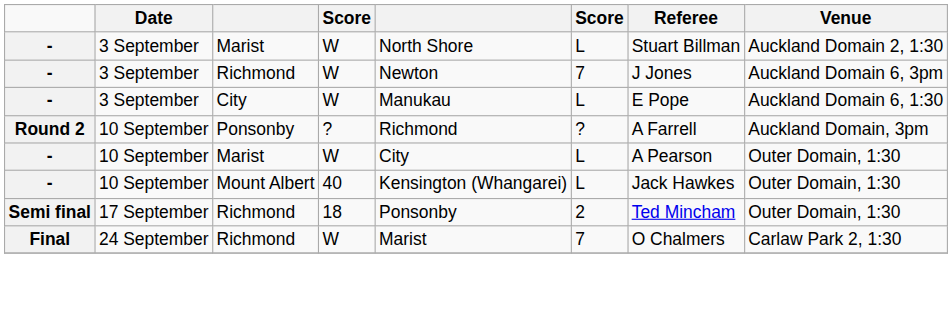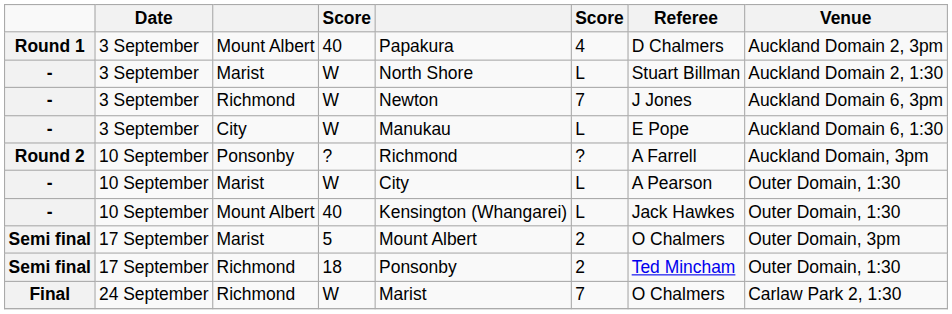+ row: (50, 45)
+ row: (50, 239)
